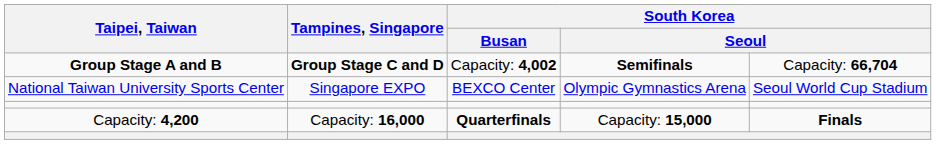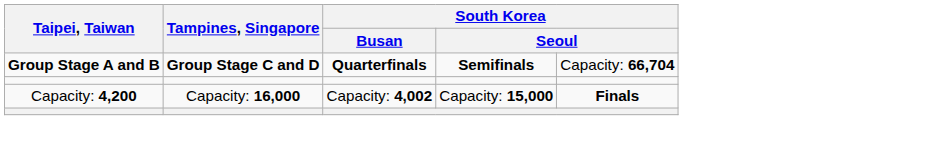(504, 64) Capacity: 4,002 -> (379, 64) Quarterfinals
- row: (146, 88)
(504, 119) Quarterfinals -> (379, 95) Capacity: 4,002
